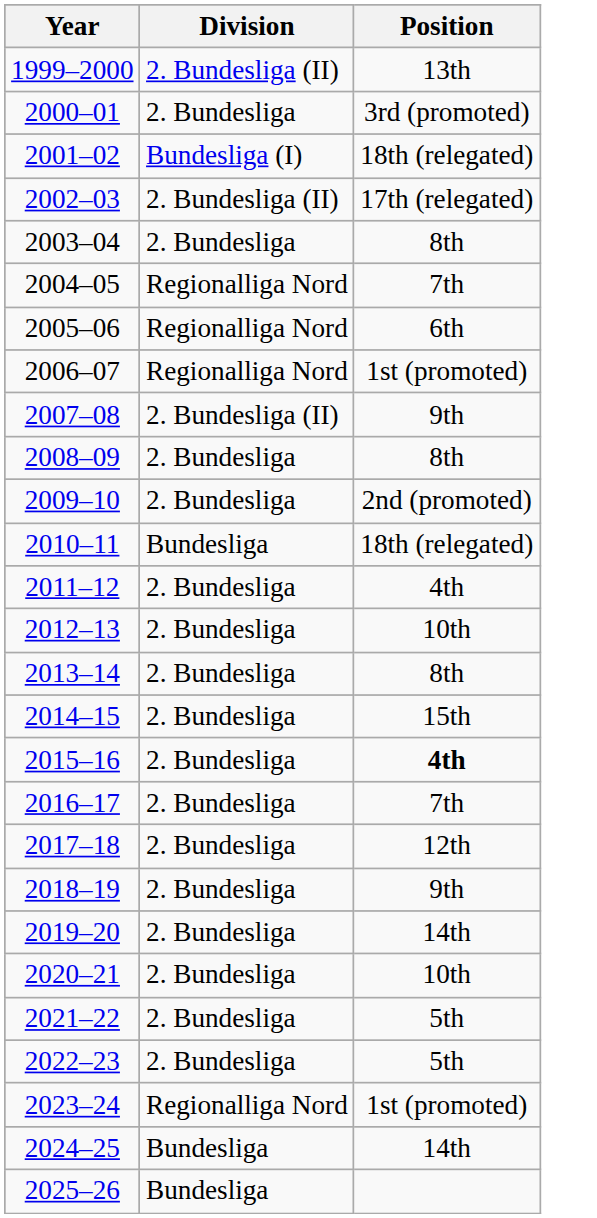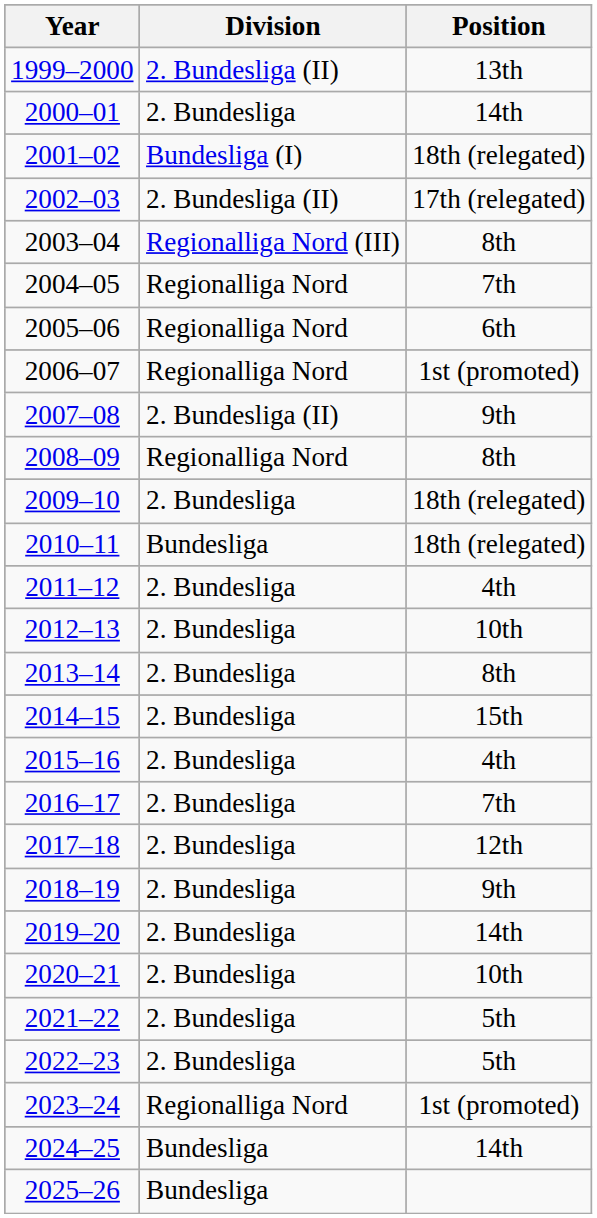(447, 112) 3rd (promoted) -> (499, 112) 14th
(221, 241) 2. Bundesliga -> (273, 241) Regionalliga Nord (III)
(221, 457) 2. Bundesliga -> (247, 457) Regionalliga Nord
(447, 500) 2nd (promoted) -> (499, 500) 18th (relegated)
(447, 759) bold -> (499, 759) normal
